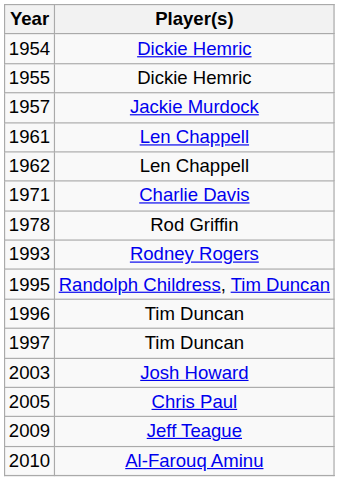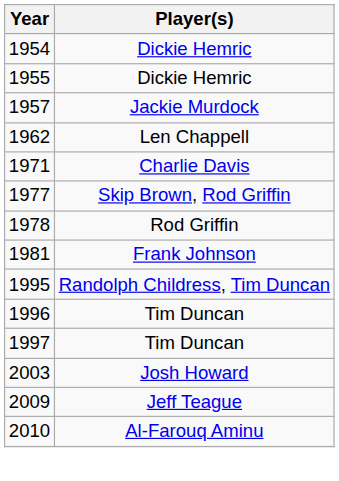- row: (30, 136)
+ row: (30, 195)
+ row: (30, 254)
- row: (30, 254)
- row: (30, 401)
